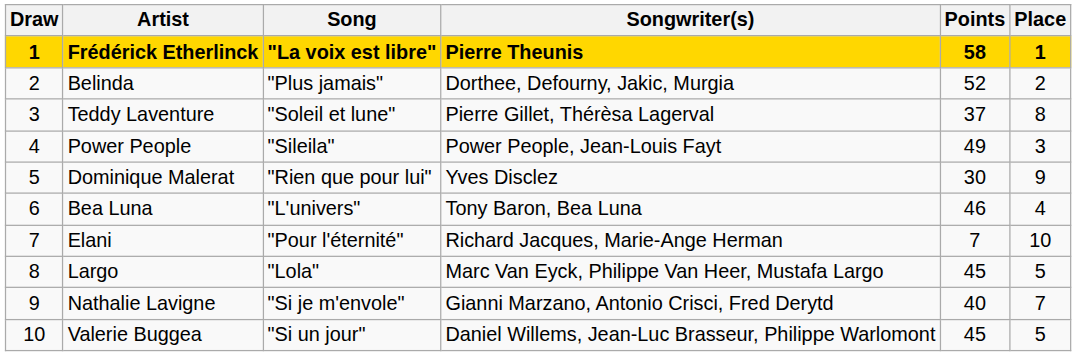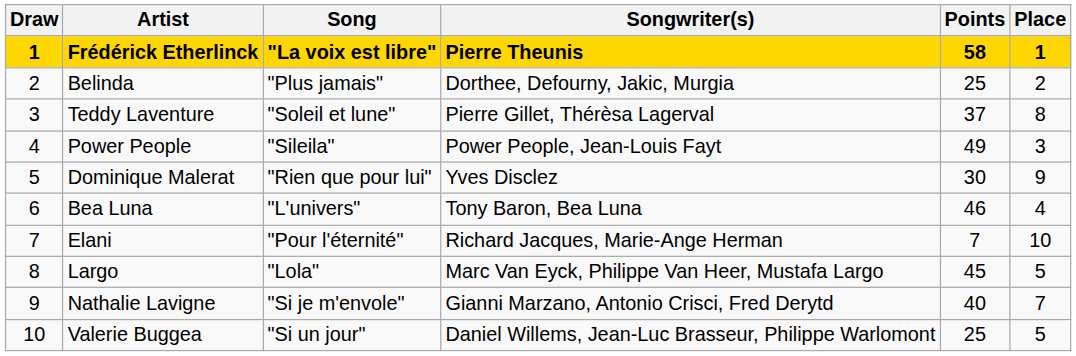(975, 83) 52 -> (975, 83) 25
(975, 334) 45 -> (975, 334) 25
